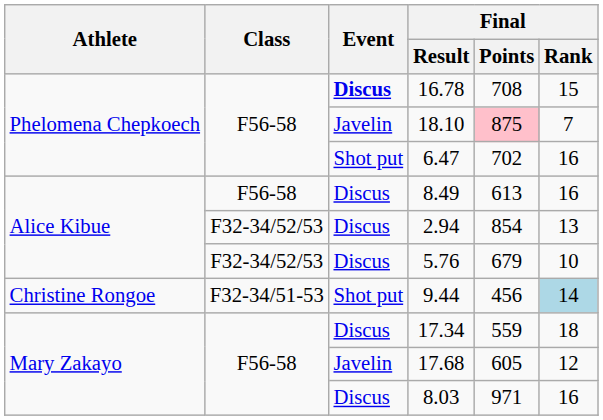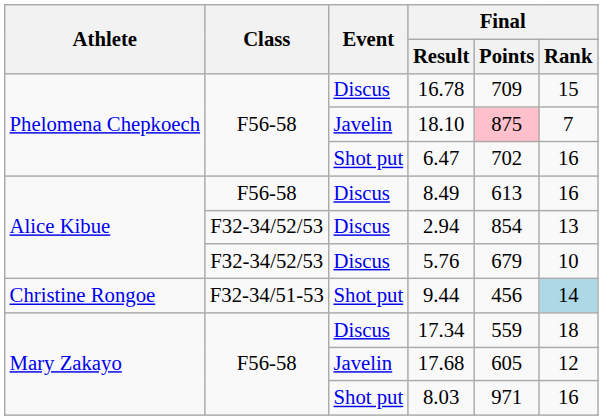(362, 90) bold -> (362, 90) normal
(507, 90) 708 -> (507, 90) 709
(362, 398) Discus -> (368, 398) Shot put
